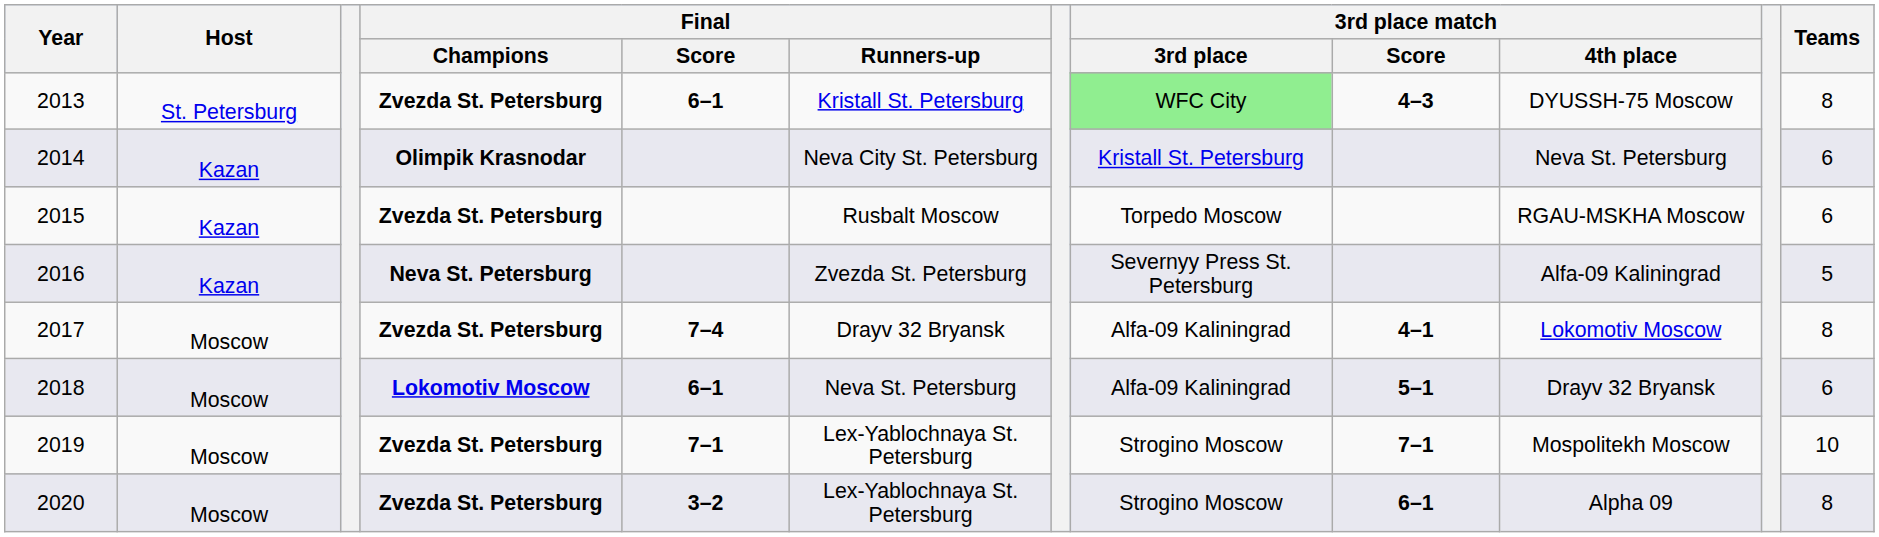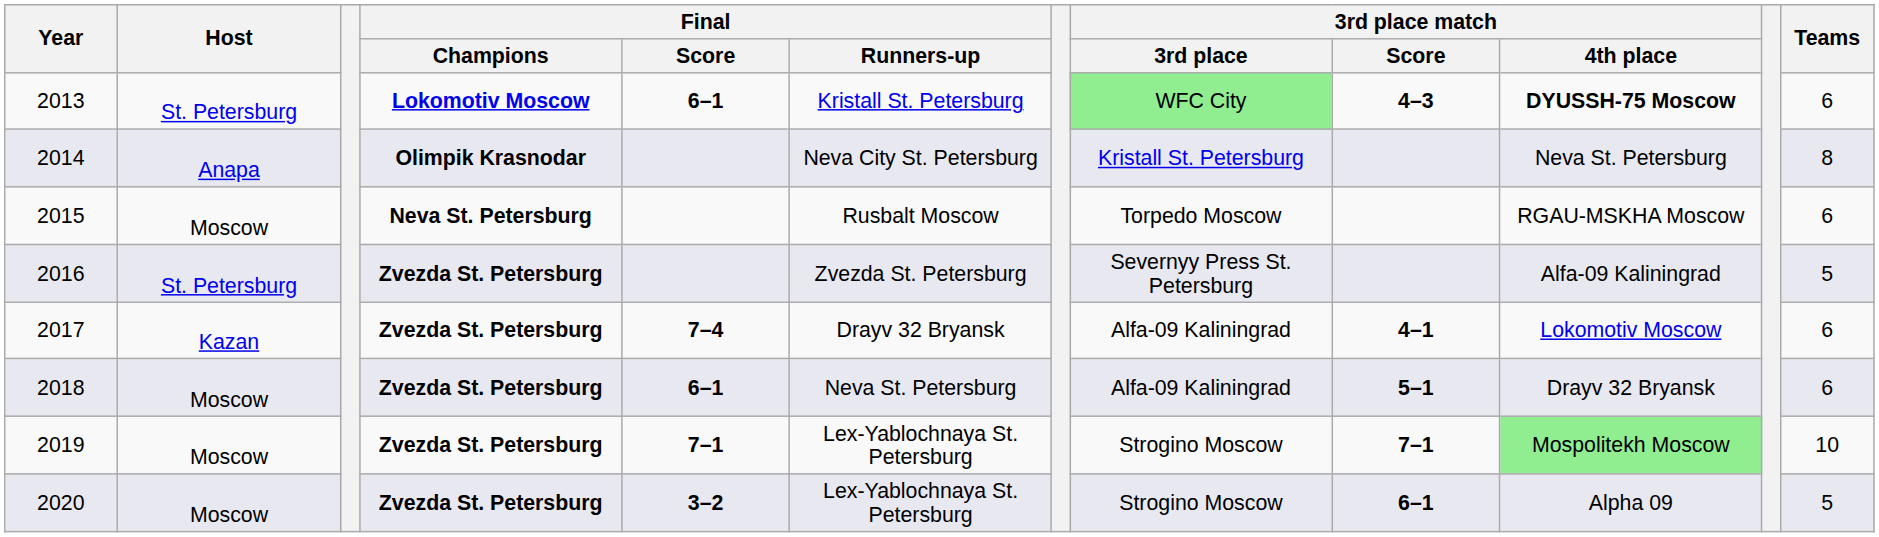(491, 101) Zvezda St. Petersburg -> (491, 101) Lokomotiv Moscow
(1631, 101) normal -> (1631, 101) bold
(1827, 101) 8 -> (1827, 101) 6
(229, 170) Kazan -> (229, 170) Anapa
(1827, 158) 6 -> (1827, 158) 8
(229, 228) Kazan -> (229, 228) Moscow
(491, 216) Zvezda St. Petersburg -> (491, 216) Neva St. Petersburg
(229, 285) Kazan -> (229, 285) St. Petersburg
(491, 273) Neva St. Petersburg -> (491, 273) Zvezda St. Petersburg
(229, 342) Moscow -> (229, 342) Kazan
(1827, 331) 8 -> (1827, 331) 6
(491, 388) Lokomotiv Moscow -> (491, 388) Zvezda St. Petersburg
(1631, 445) no background -> (1631, 445) lightgreen background
(1827, 503) 8 -> (1827, 503) 5
